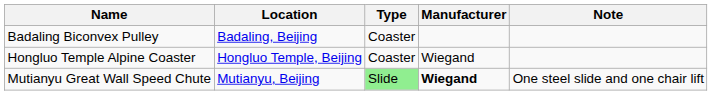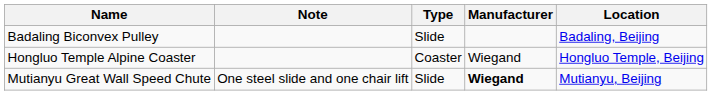columns swapped: (290, 15) <-> (608, 15)
(392, 36) Coaster -> (430, 36) Slide
(383, 79) lightgreen background -> (430, 79) no background
